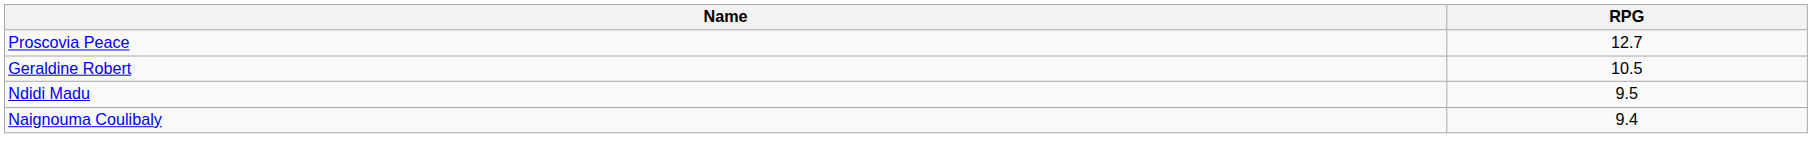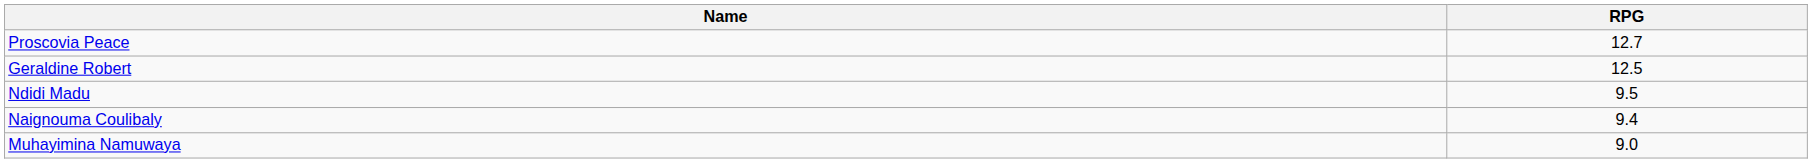(1627, 68) 10.5 -> (1627, 68) 12.5
+ row: (94, 145)
